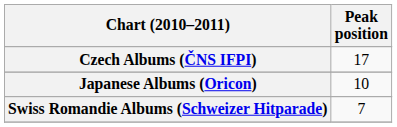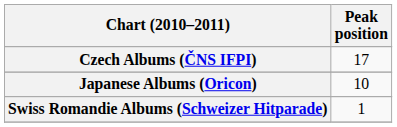(361, 109) 7 -> (361, 109) 1
